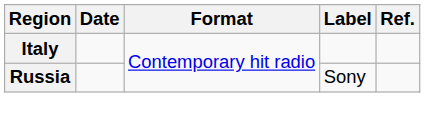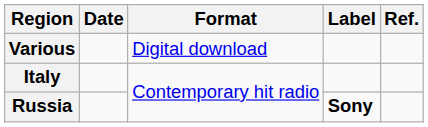+ row: (42, 48)
(345, 77) normal -> (350, 106) bold
